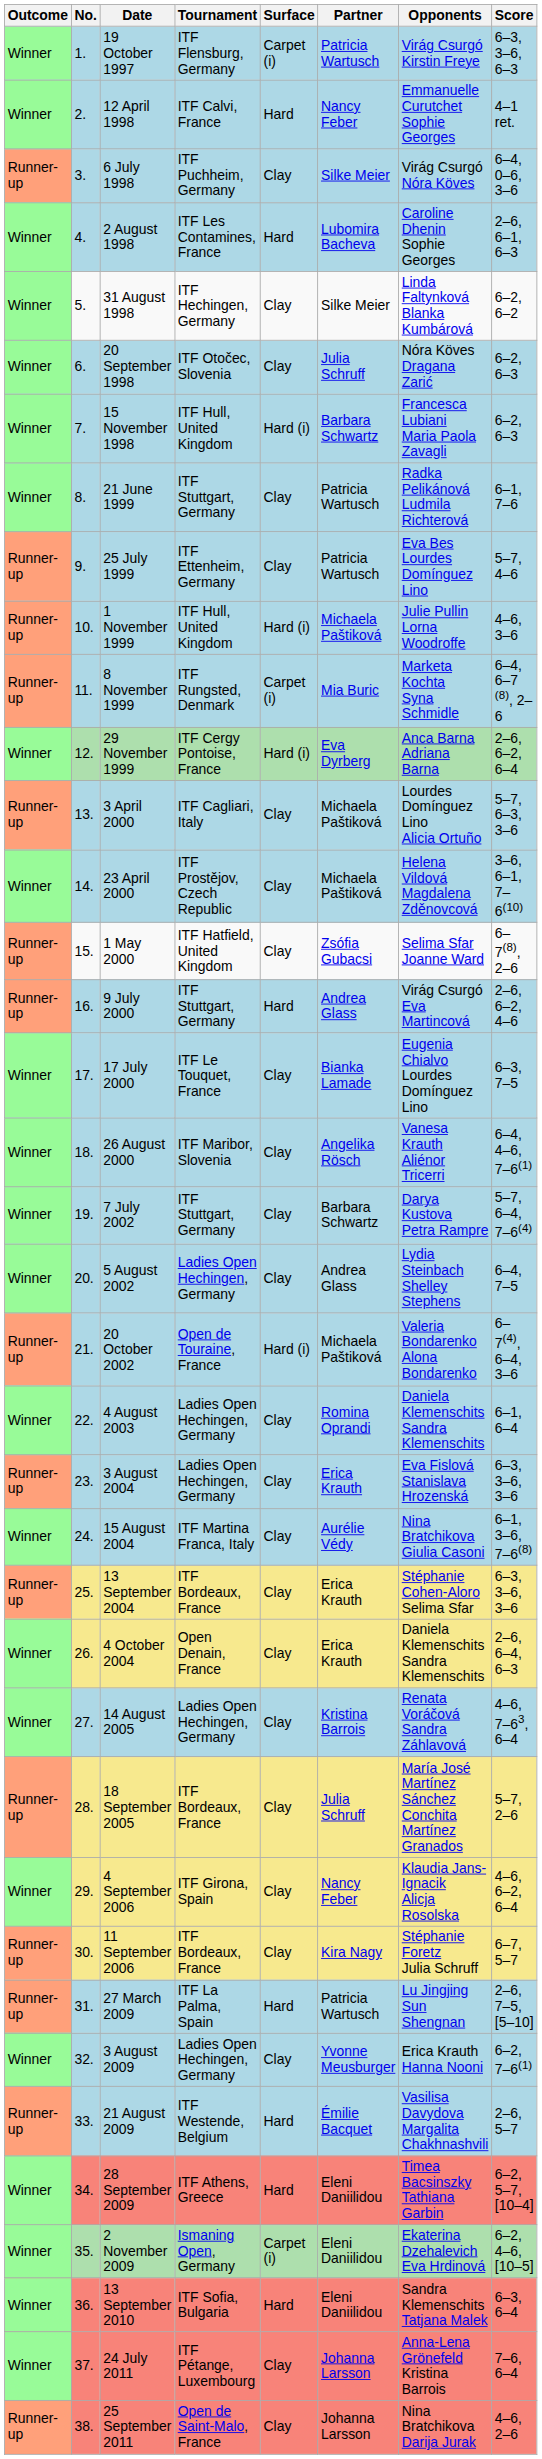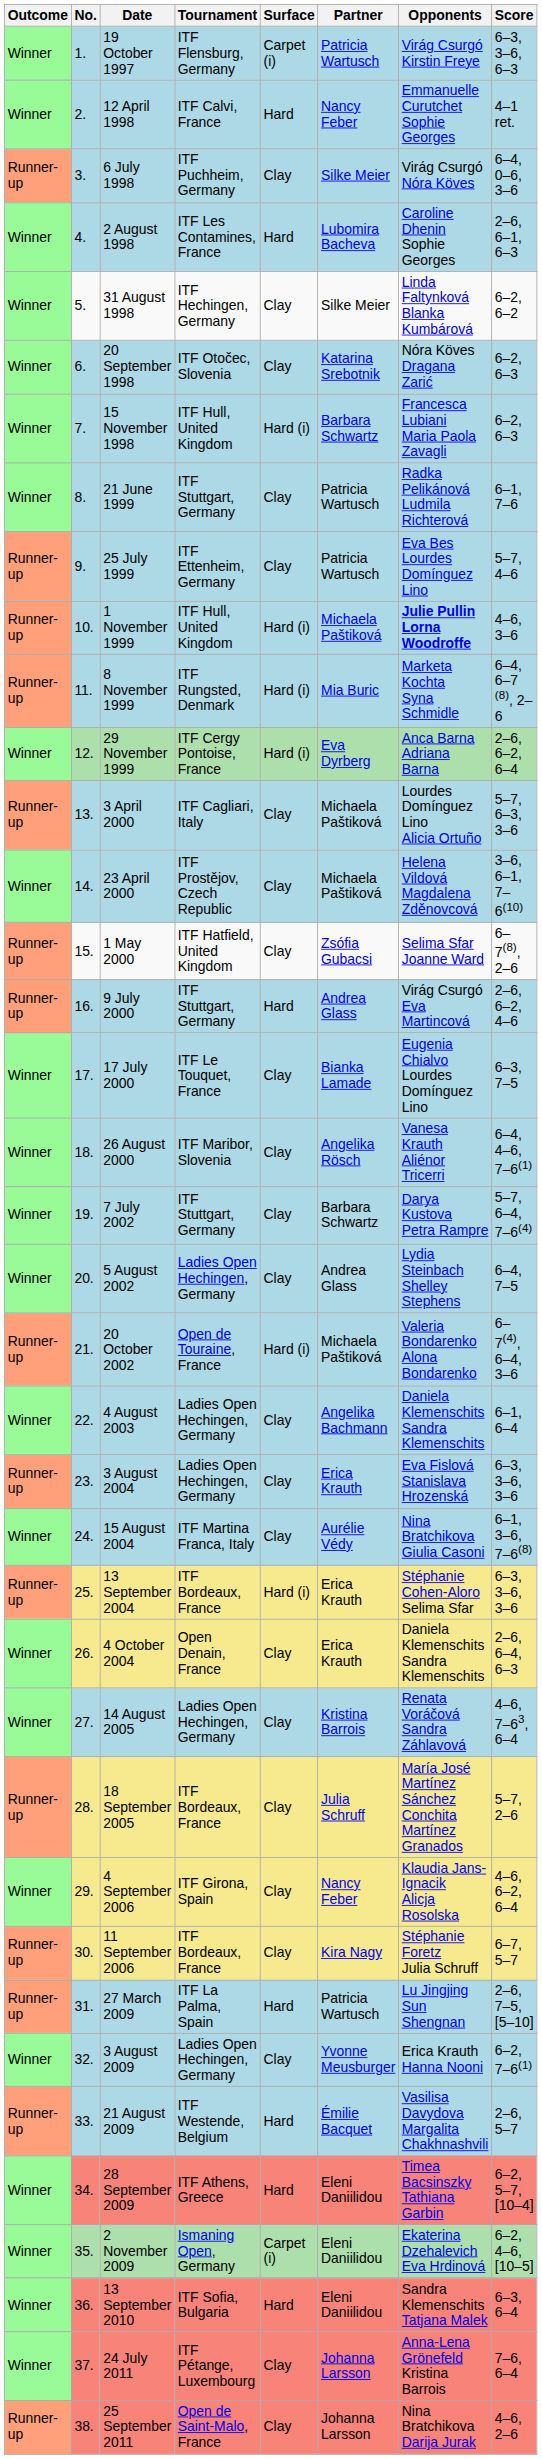(343, 367) Julia Schruff -> (350, 367) Katarina Srebotnik
(435, 627) normal -> (438, 627) bold
(284, 690) Carpet (i) -> (287, 690) Hard (i)
(346, 1420) Romina Oprandi -> (354, 1420) Angelika Bachmann
(277, 1592) Clay -> (287, 1592) Hard (i)
